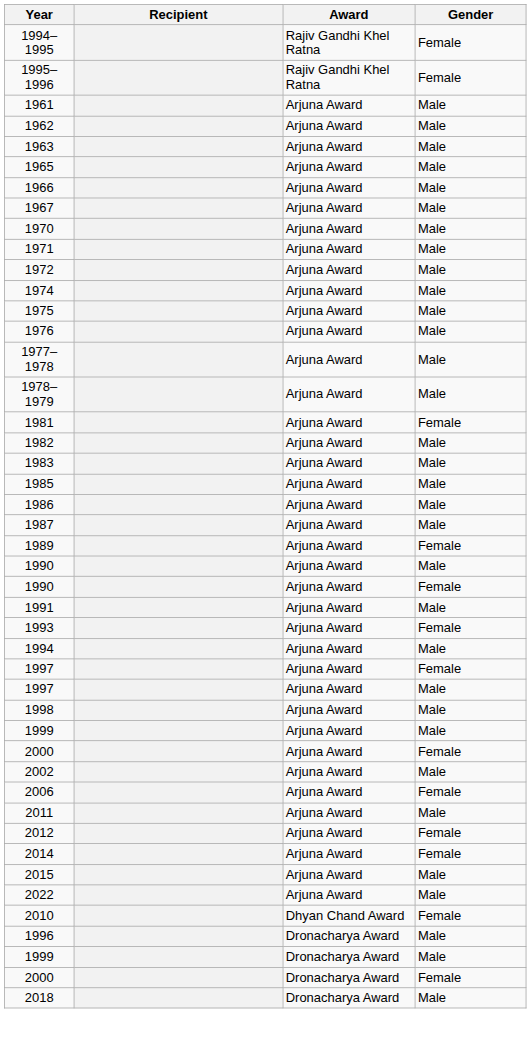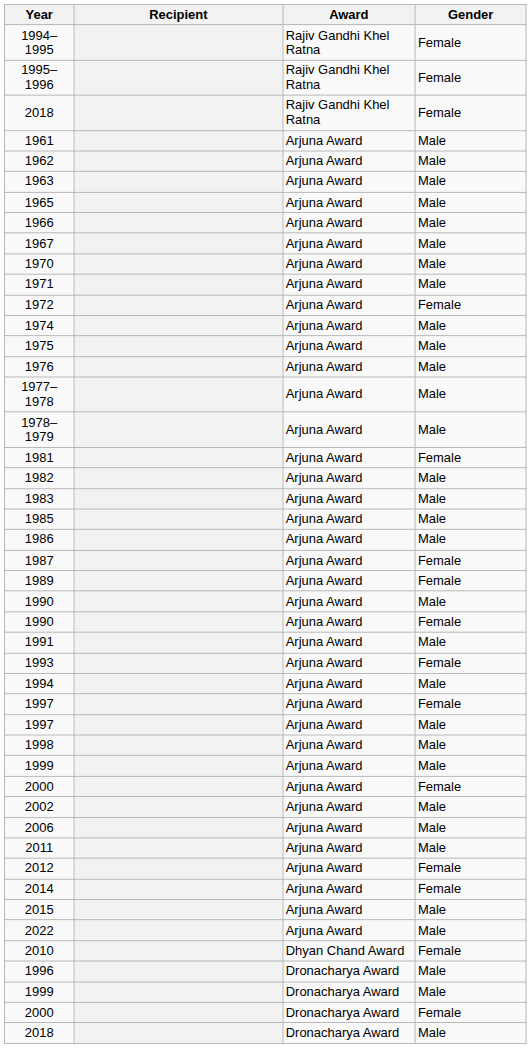+ row: (39, 112)
(432, 270) Male -> (440, 305) Female
(432, 525) Male -> (440, 560) Female
(440, 792) Female -> (432, 827) Male
